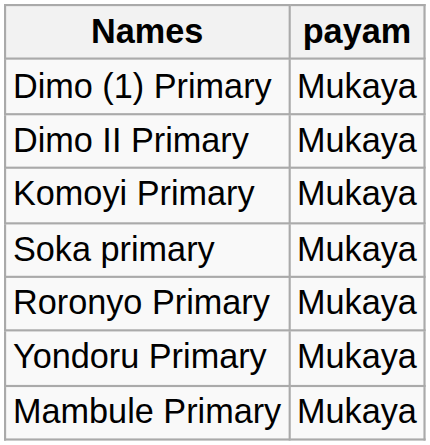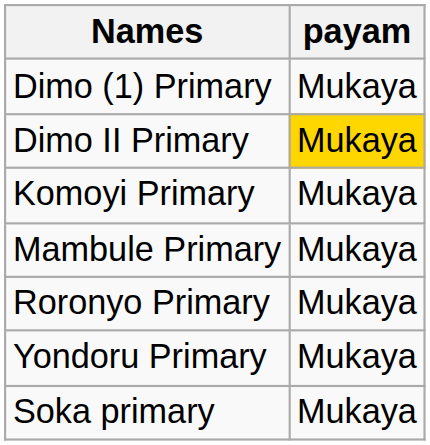(357, 140) no background -> (357, 140) gold background
rows swapped: (147, 411) <-> (114, 248)
